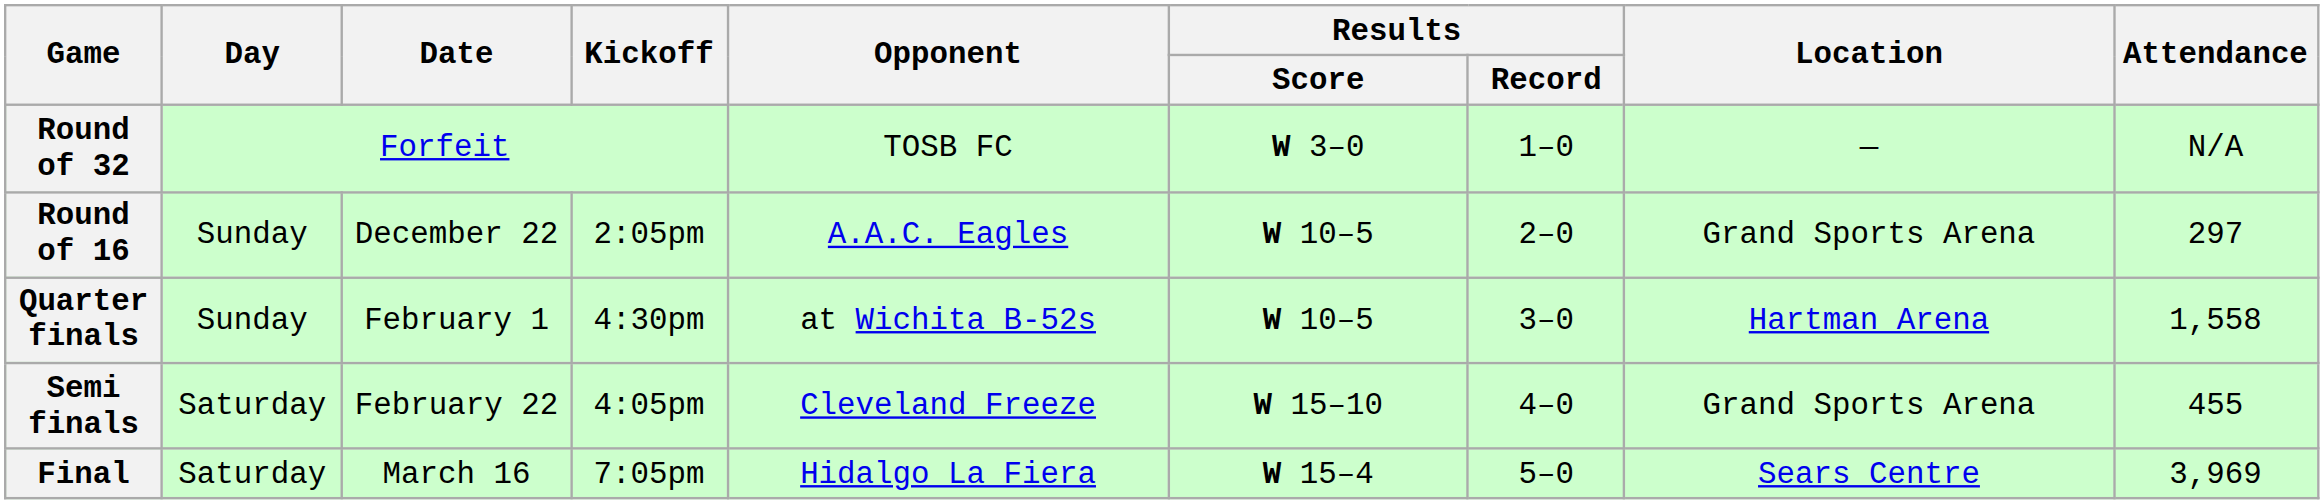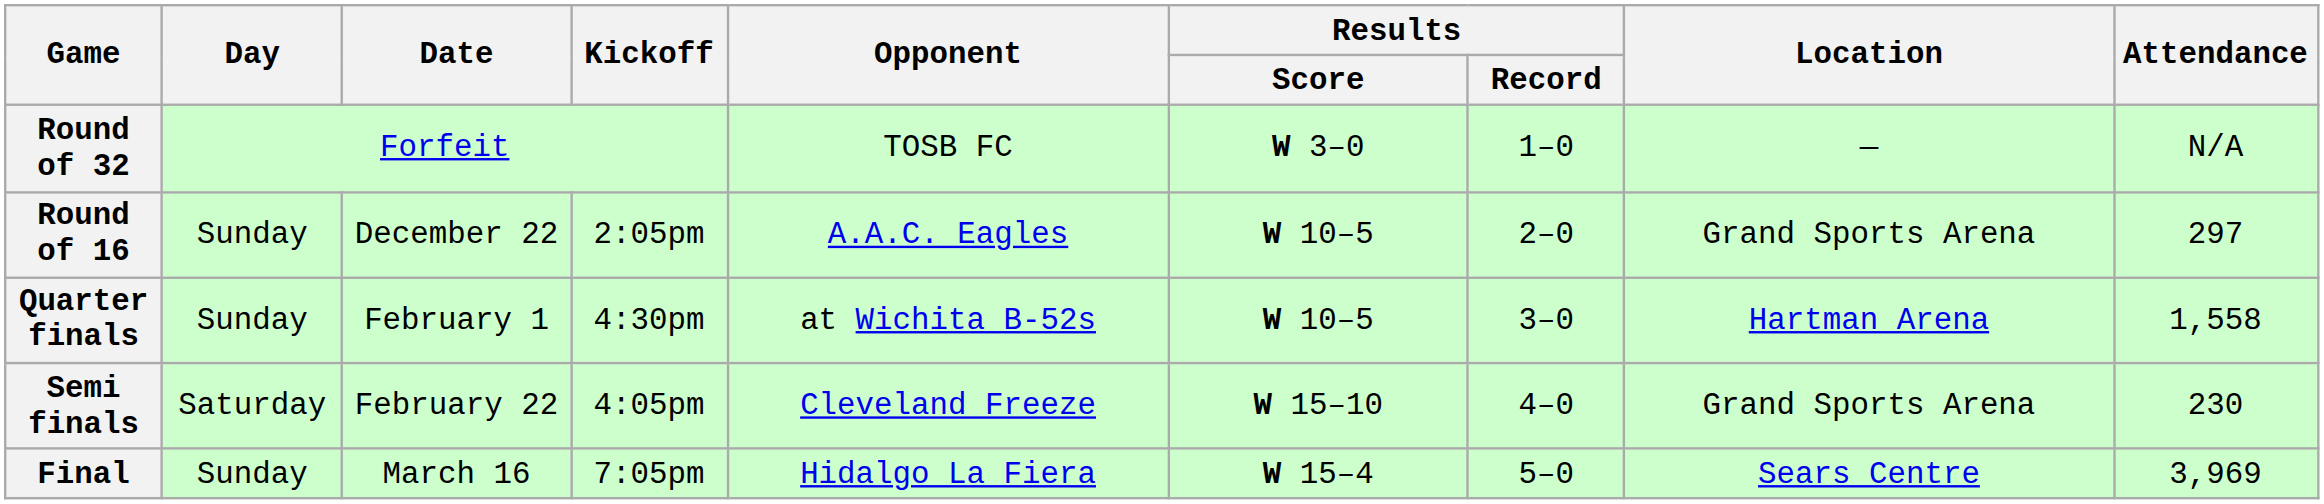(2215, 406) 455 -> (2215, 406) 230
(252, 474) Saturday -> (252, 474) Sunday
